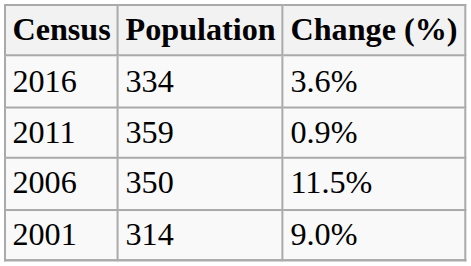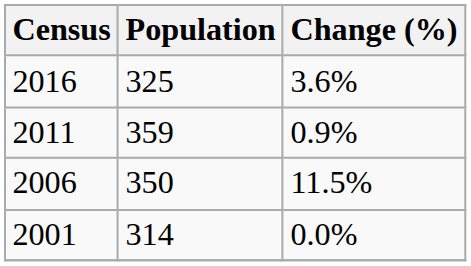(150, 81) 334 -> (150, 81) 325
(324, 234) 9.0% -> (324, 234) 0.0%
